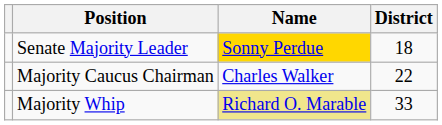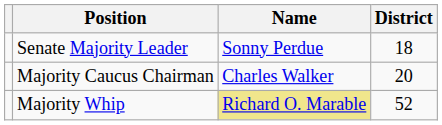(273, 47) gold background -> (273, 47) no background
(404, 76) 22 -> (404, 76) 20
(404, 104) 33 -> (404, 104) 52
